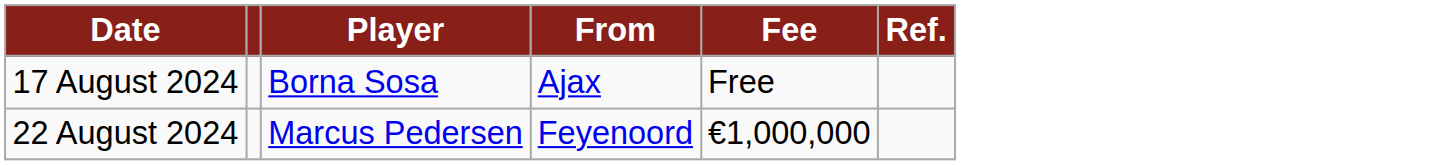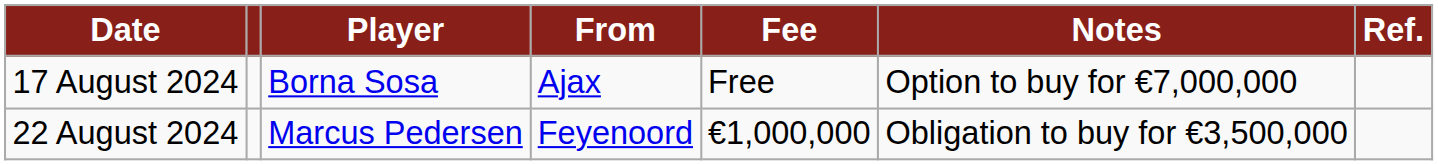+ column: (1117, 30)
